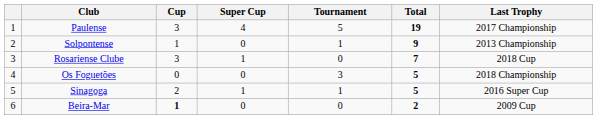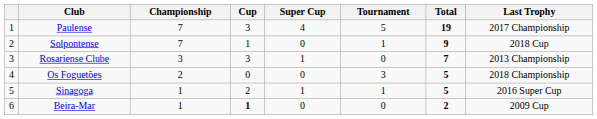+ column: (180, 12)
(516, 43) 2013 Championship -> (529, 43) 2018 Cup
(516, 59) 2018 Cup -> (529, 59) 2013 Championship
